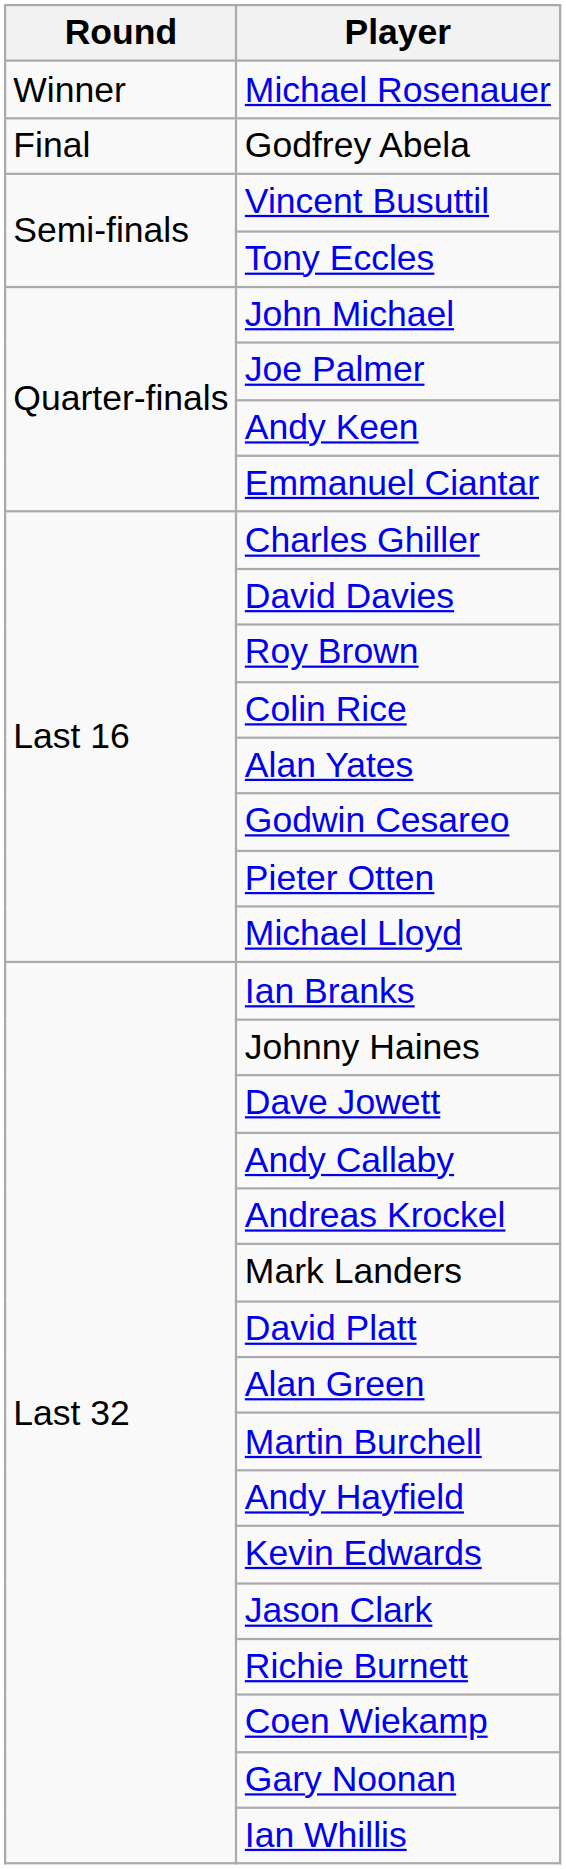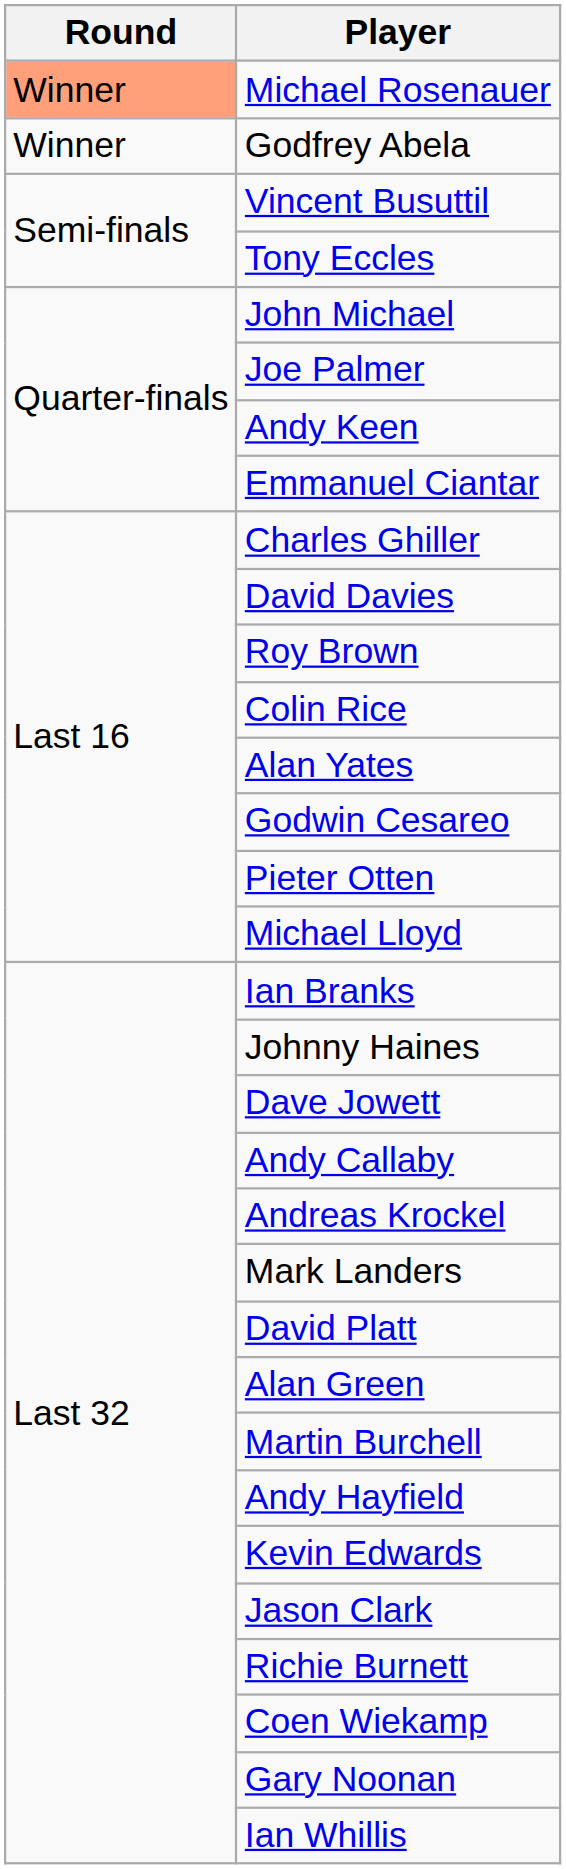(70, 88) no background -> (70, 88) lightsalmon background
(52, 145) Final -> (70, 145) Winner
